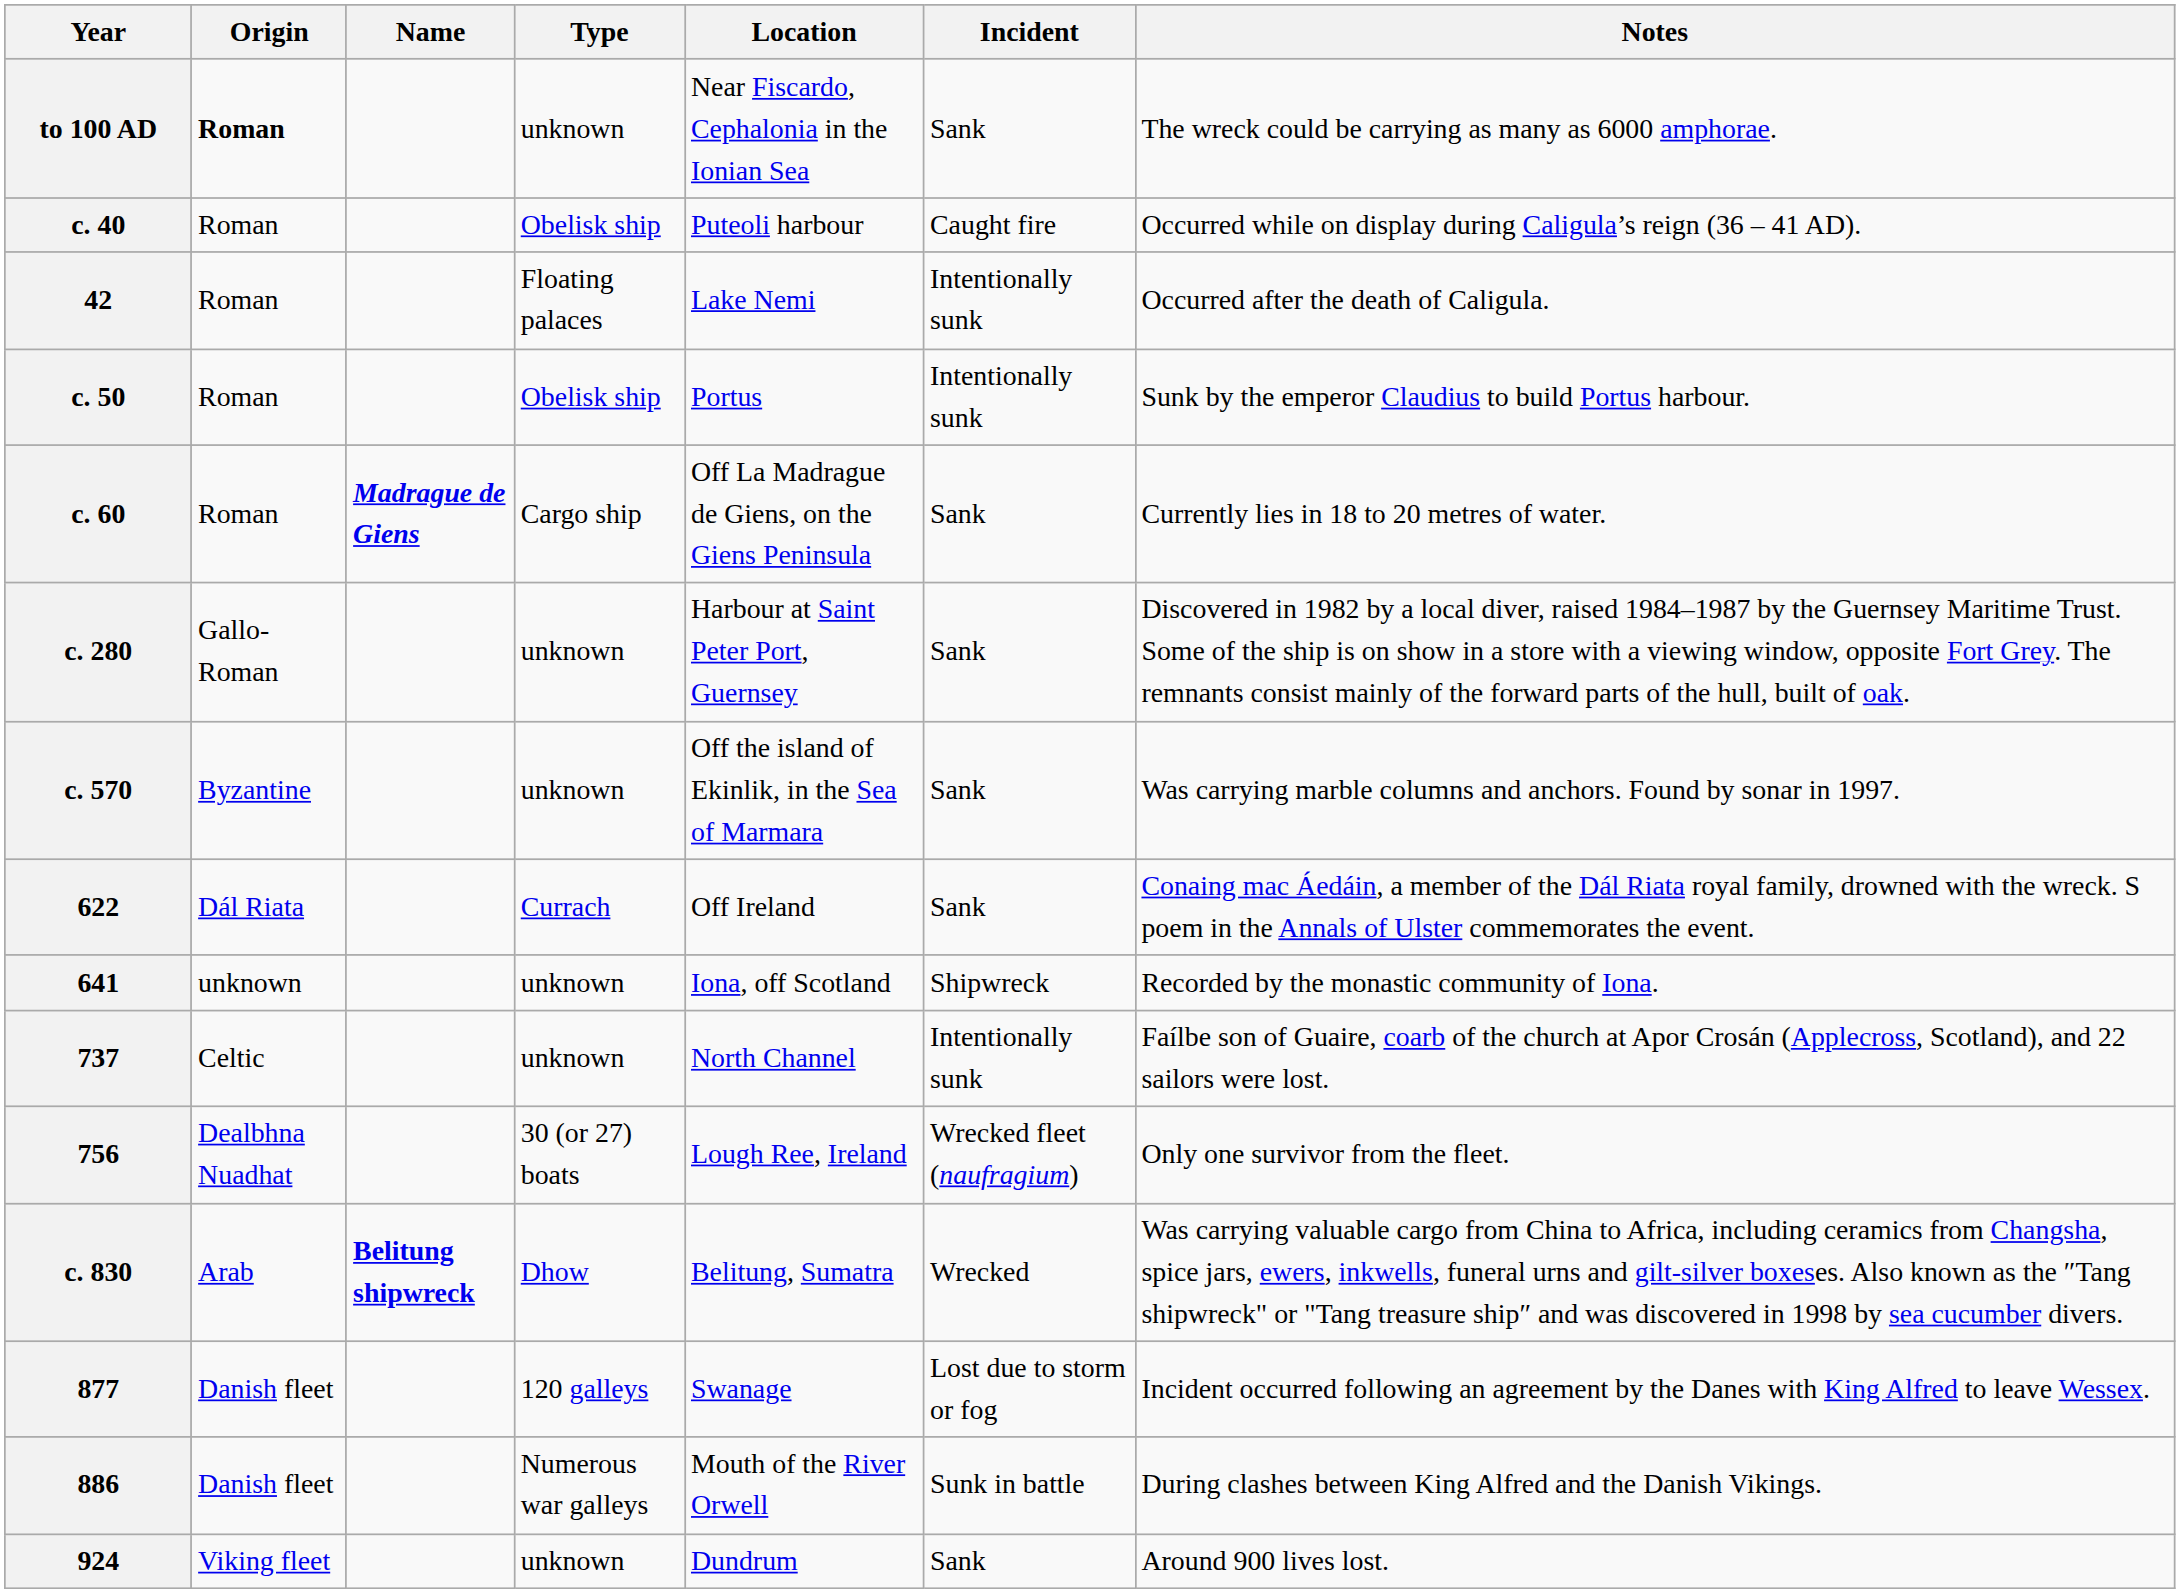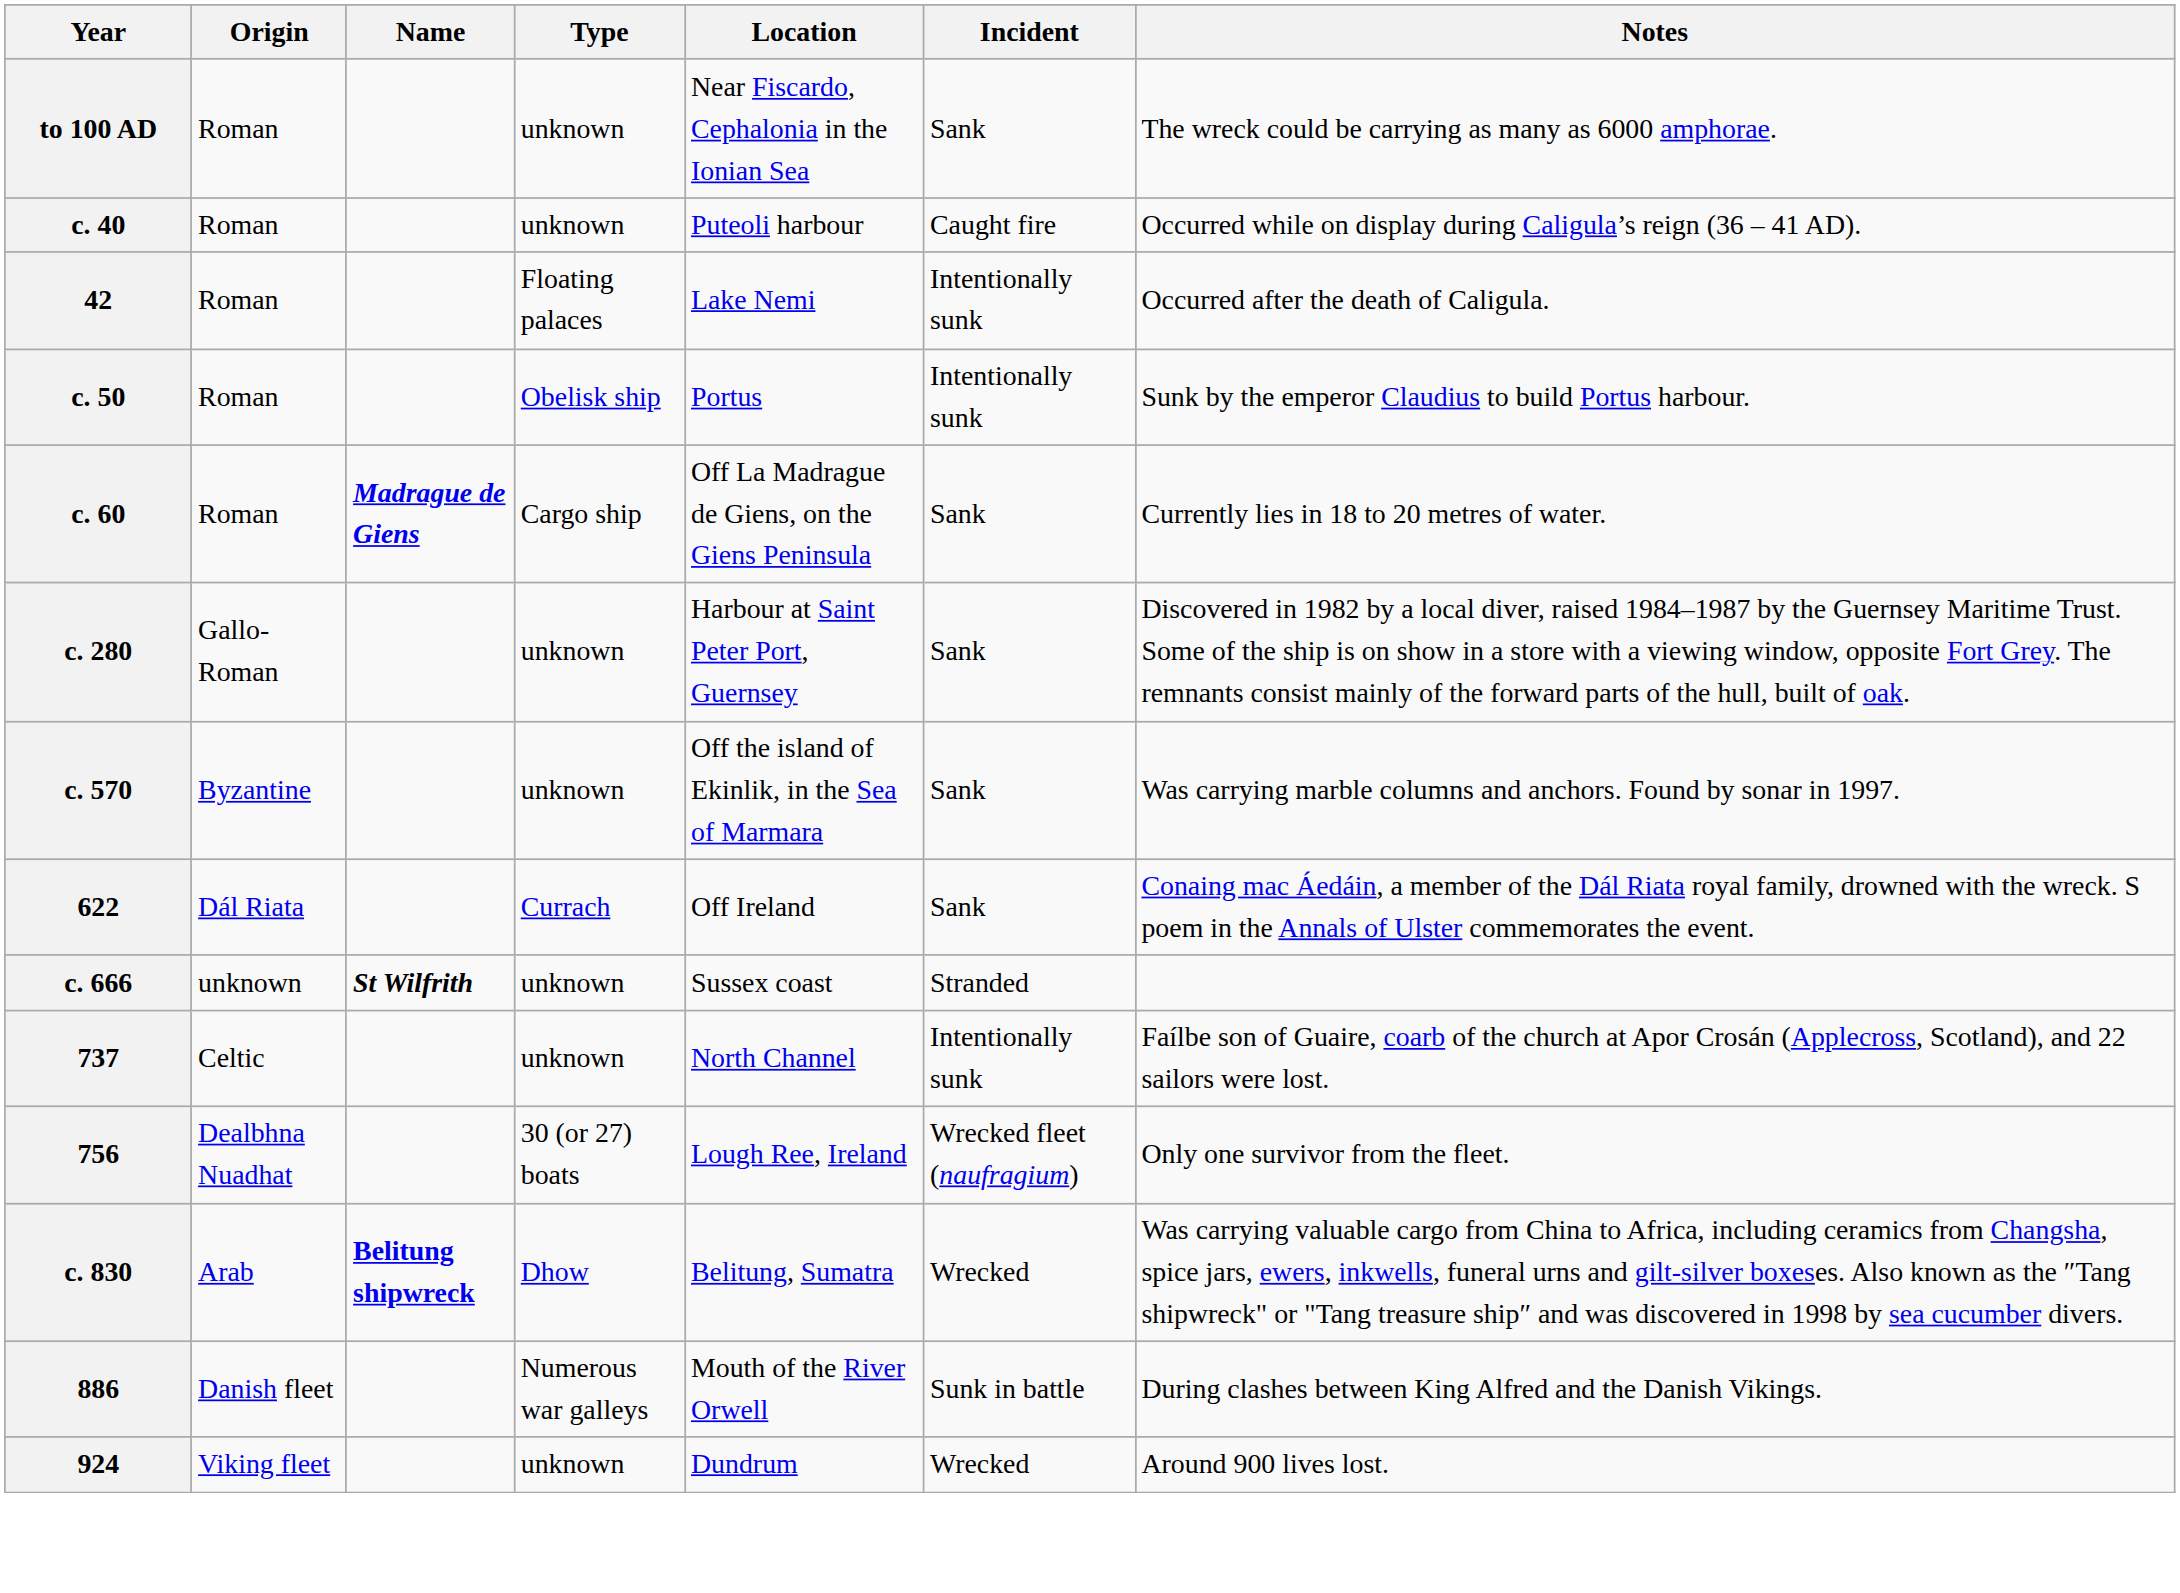(241, 128) bold -> (238, 128) normal
(591, 224) Obelisk ship -> (573, 224) unknown
- row: (98, 982)
+ row: (98, 982)
- row: (98, 1388)
(958, 1560) Sank -> (980, 1464) Wrecked
